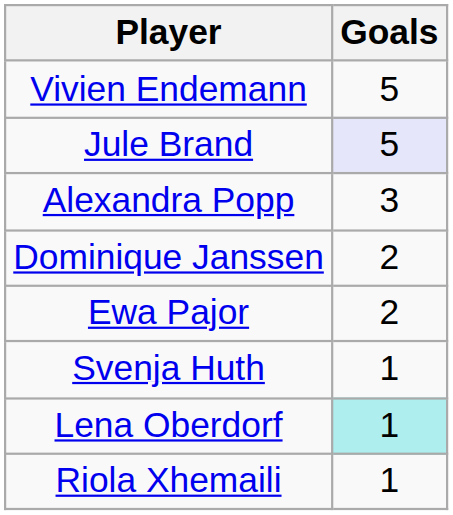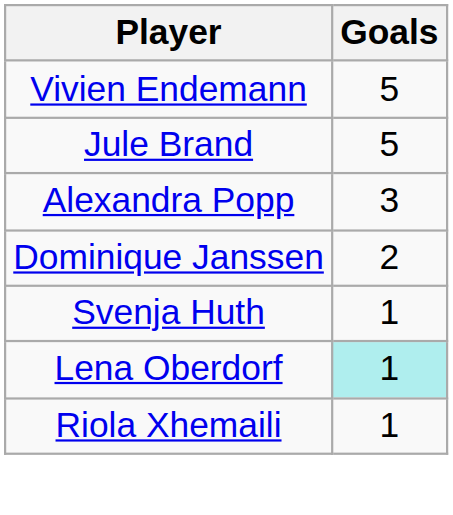(389, 144) lavender background -> (389, 144) no background
- row: (169, 312)
